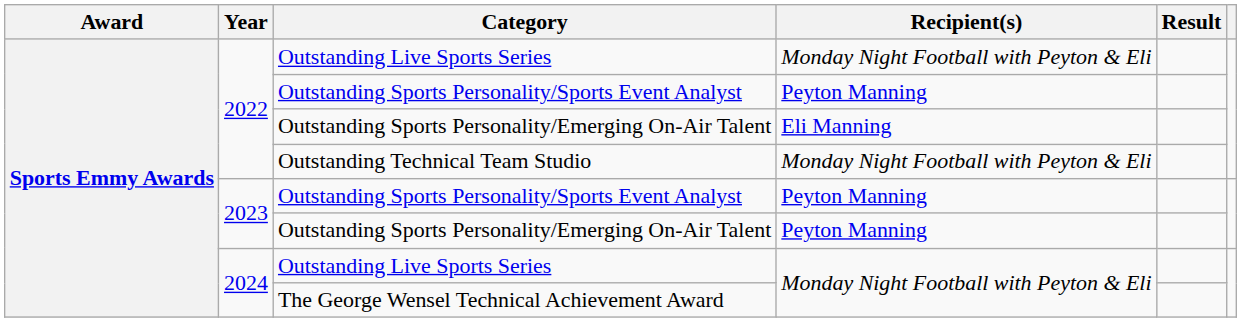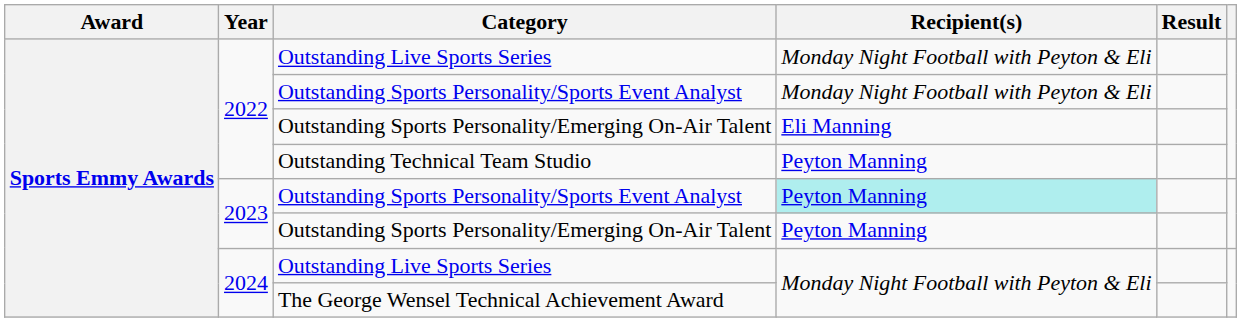(854, 91) Peyton Manning -> (966, 91) Monday Night Football with Peyton & Eli
(966, 160) Monday Night Football with Peyton & Eli -> (854, 160) Peyton Manning
(854, 195) no background -> (854, 195) paleturquoise background
